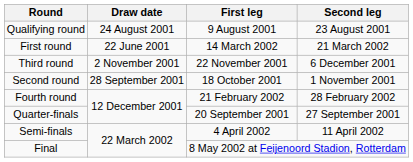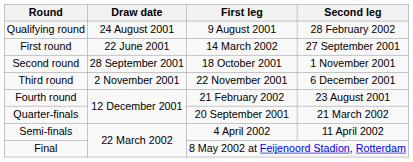(353, 30) 23 August 2001 -> (353, 30) 28 February 2002
(353, 47) 21 March 2002 -> (353, 47) 27 September 2001
rows swapped: (46, 81) <-> (46, 64)
(353, 98) 28 February 2002 -> (353, 98) 23 August 2001
(353, 115) 27 September 2001 -> (353, 115) 21 March 2002
